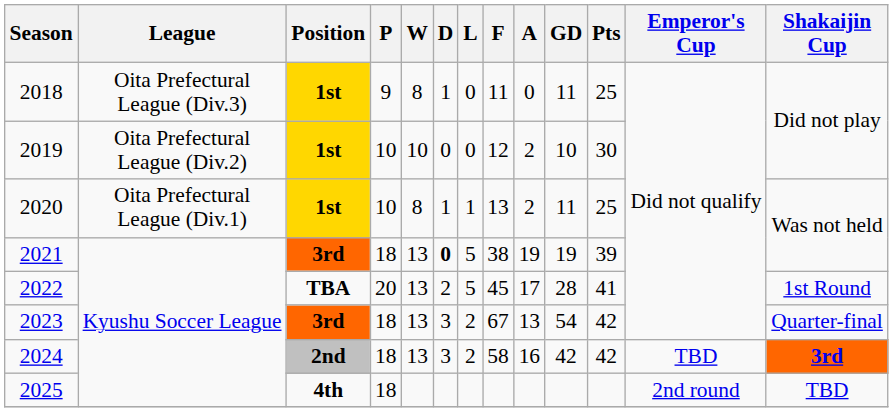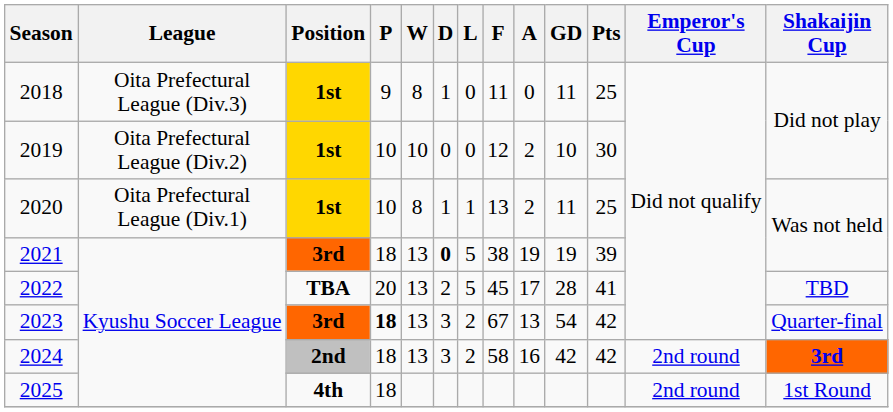(827, 287) 1st Round -> (827, 287) TBD
(386, 321) normal -> (386, 321) bold
(696, 355) TBD -> (696, 355) 2nd round
(827, 390) TBD -> (827, 390) 1st Round
